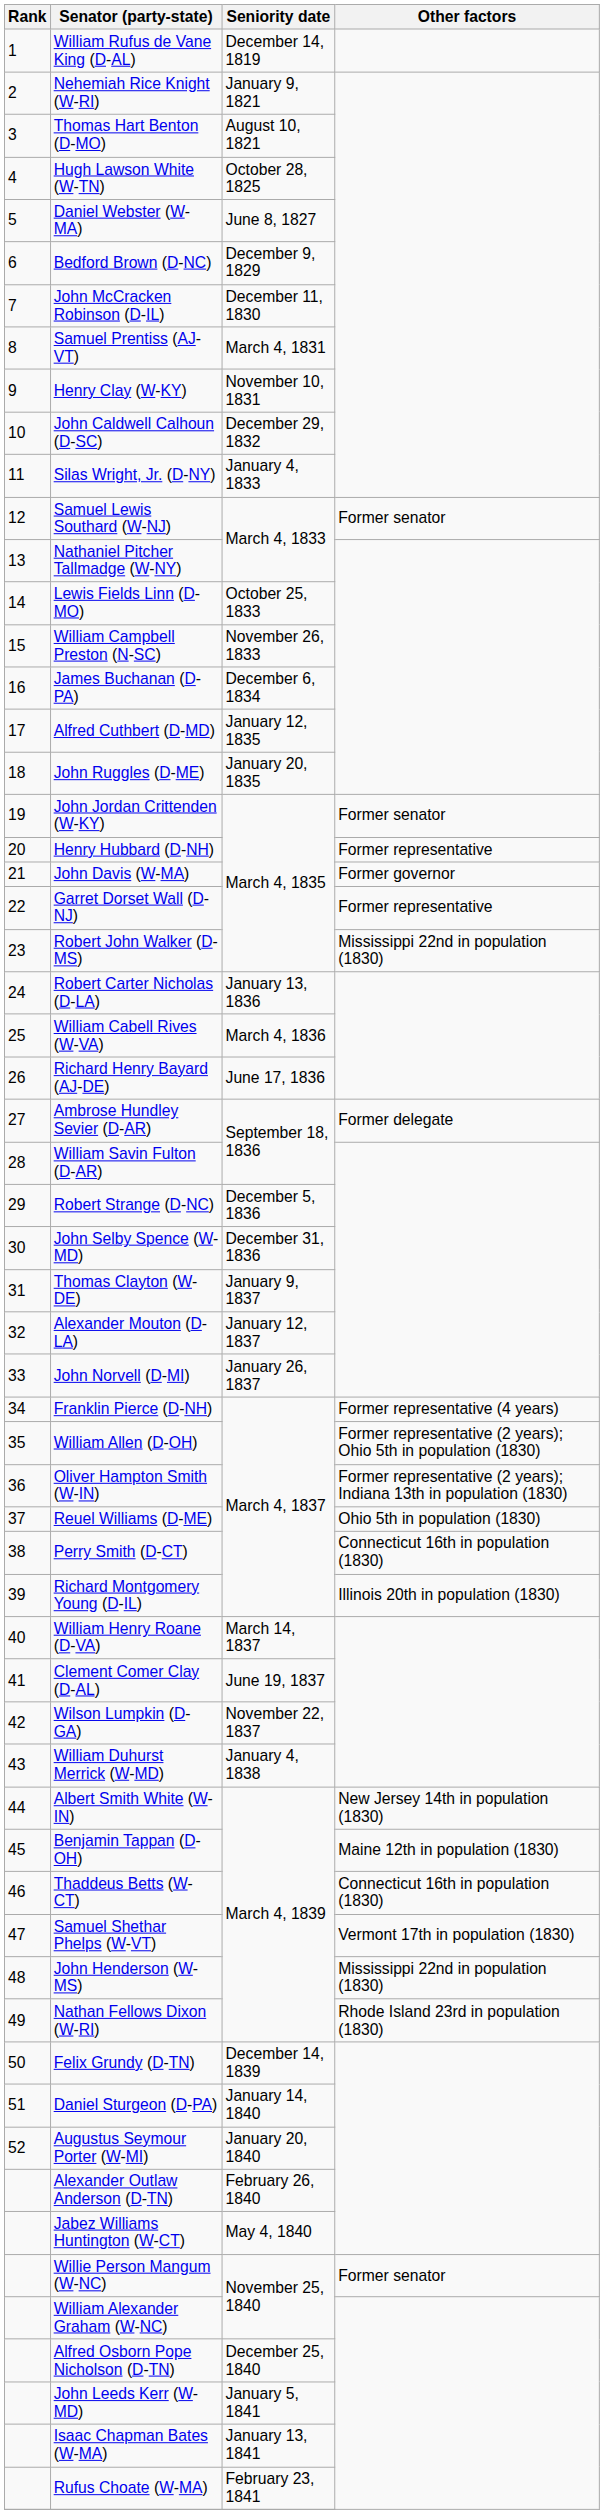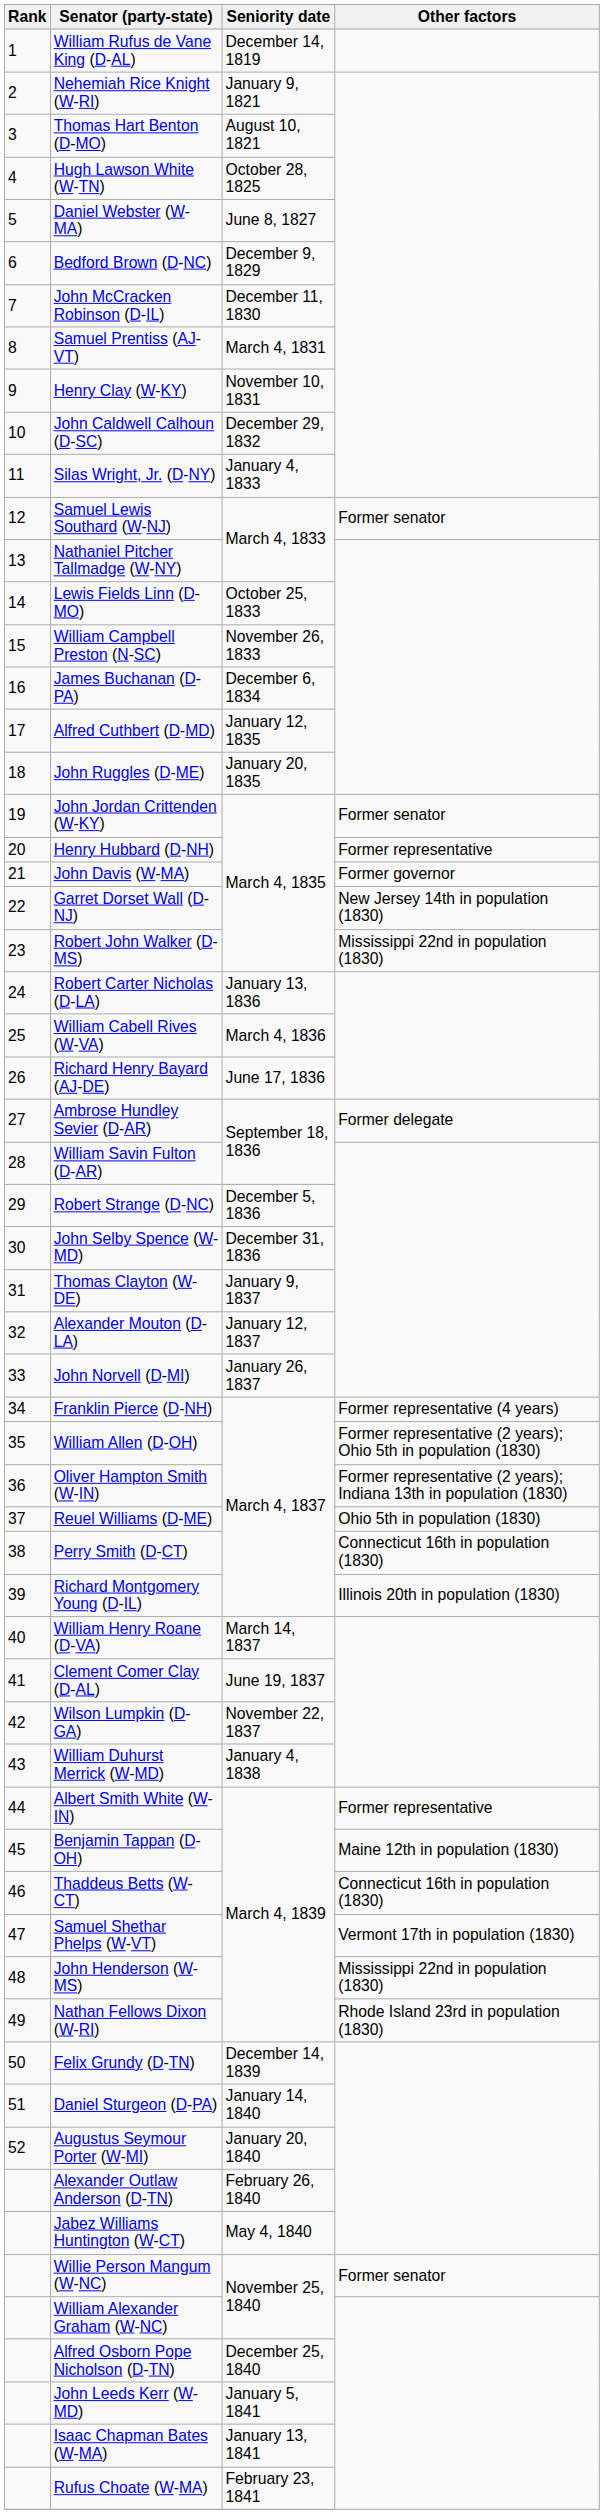(415, 907) Former representative -> (443, 907) New Jersey 14th in population (1830)
(443, 1807) New Jersey 14th in population (1830) -> (415, 1807) Former representative
